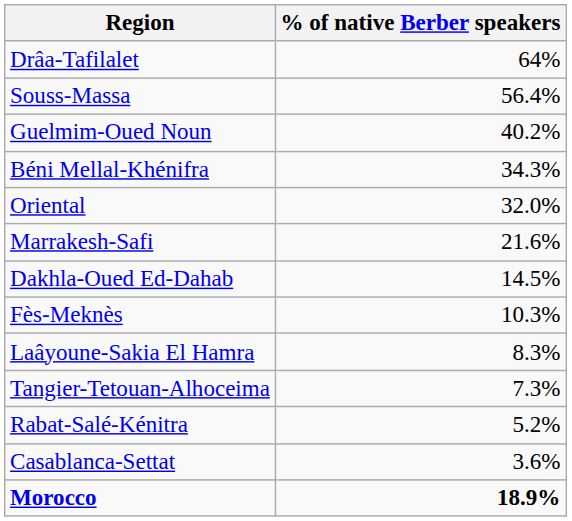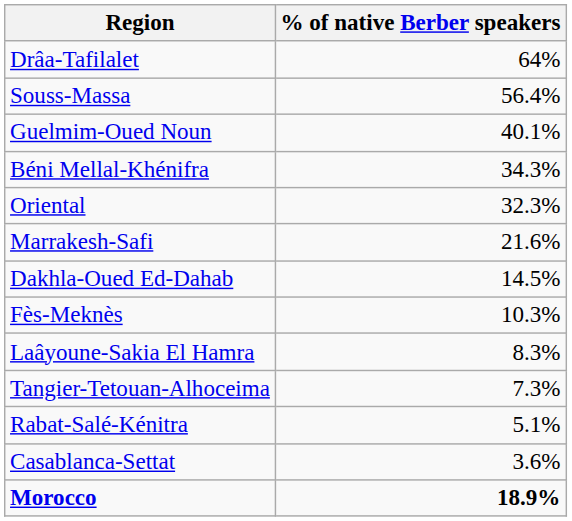(531, 132) 40.2% -> (531, 132) 40.1%
(531, 205) 32.0% -> (531, 205) 32.3%
(536, 424) 5.2% -> (536, 424) 5.1%
